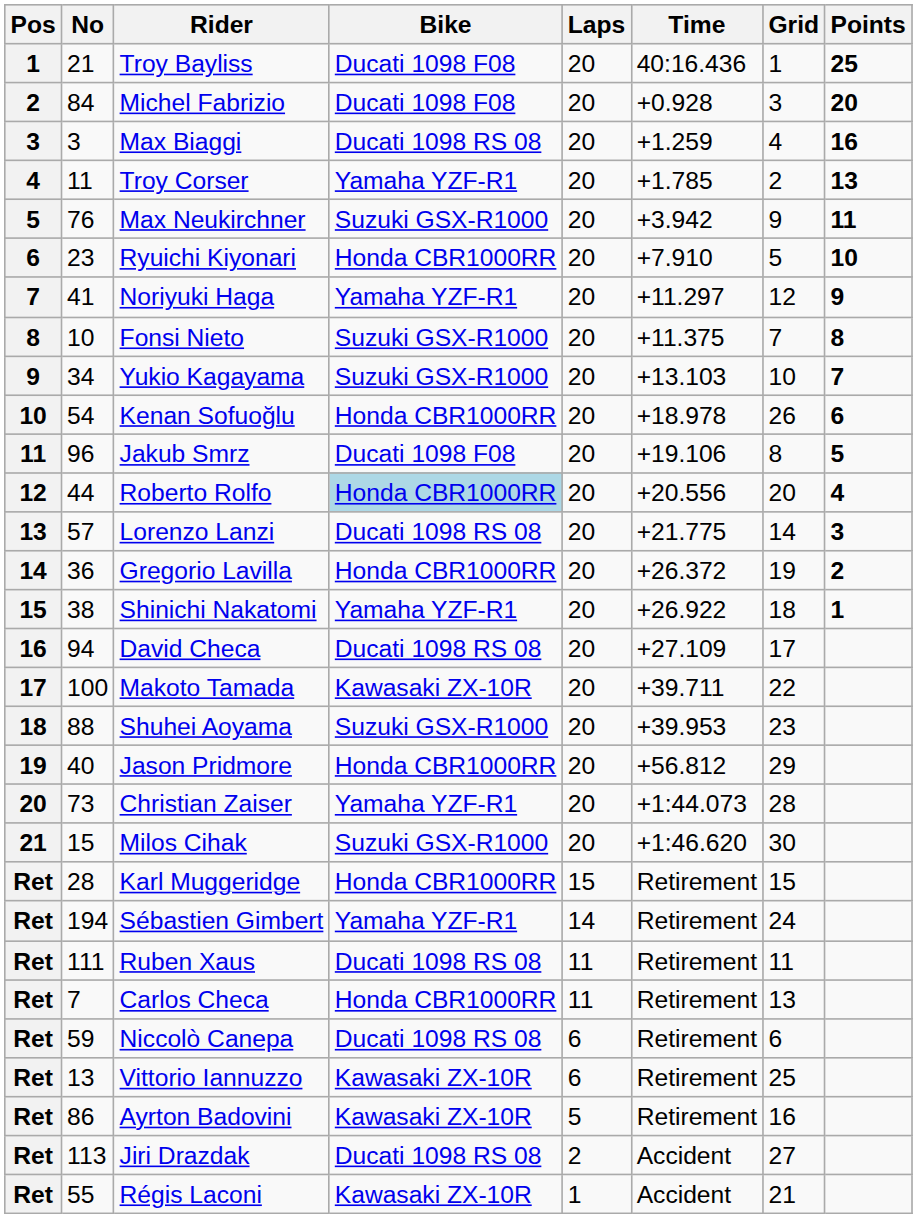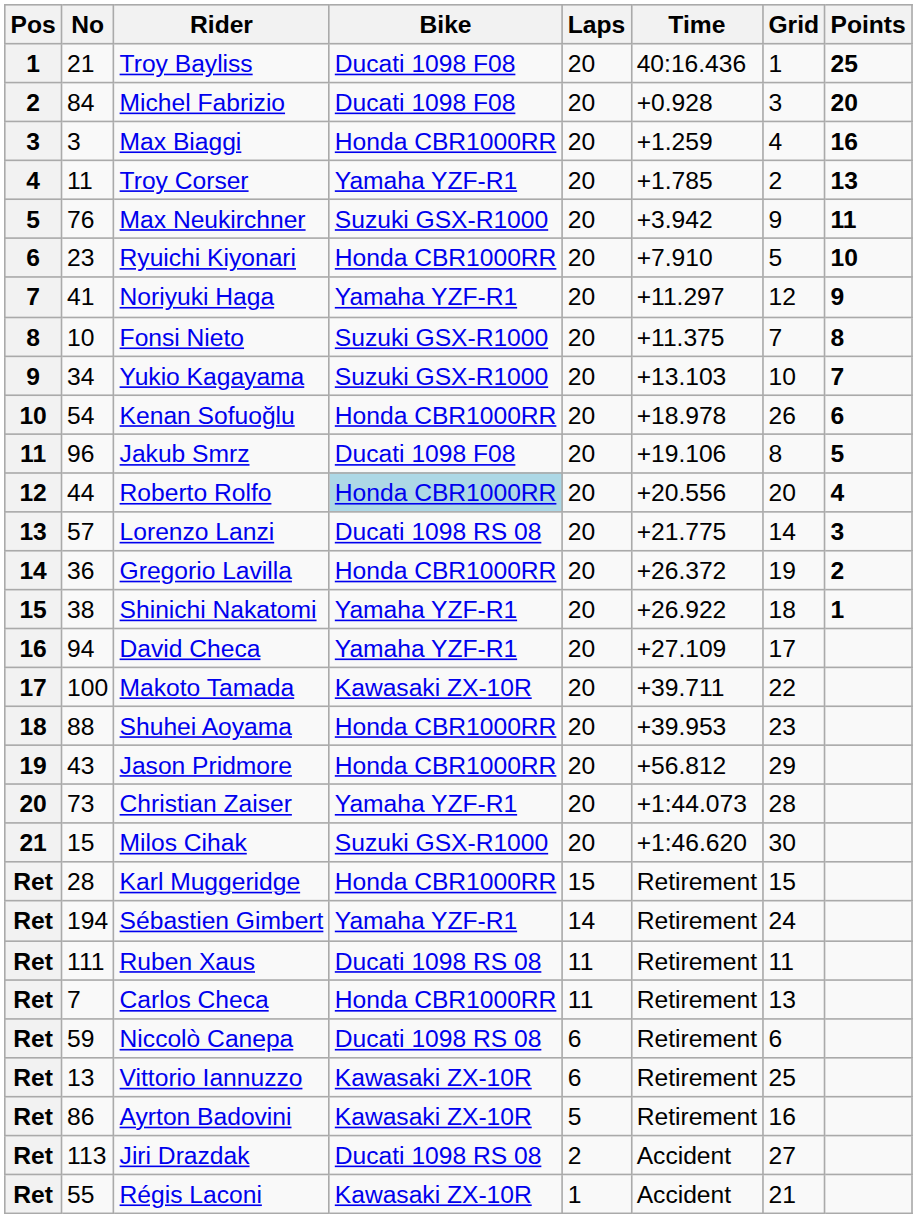(438, 141) Ducati 1098 RS 08 -> (446, 141) Honda CBR1000RR
(438, 648) Ducati 1098 RS 08 -> (426, 648) Yamaha YZF-R1
(441, 726) Suzuki GSX-R1000 -> (446, 726) Honda CBR1000RR
(81, 765) 40 -> (81, 765) 43
